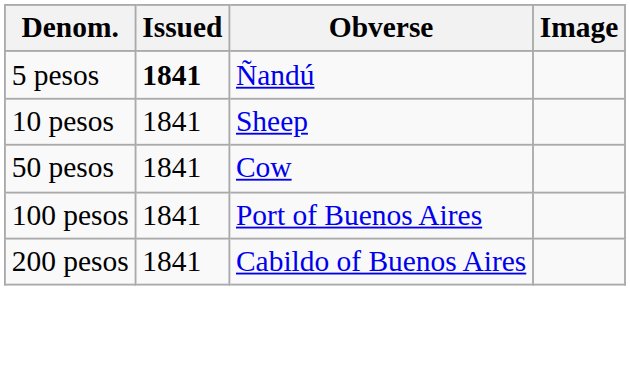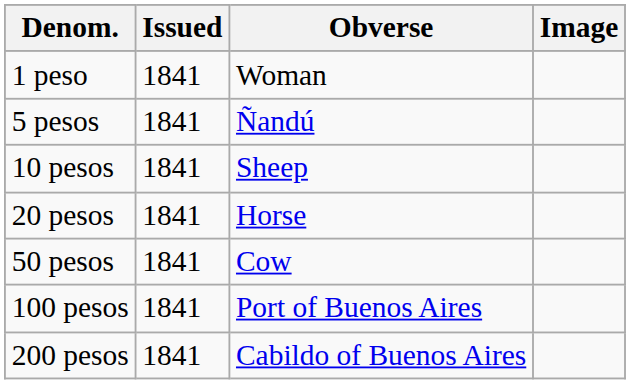+ row: (50, 74)
(172, 74) bold -> (172, 121) normal
+ row: (63, 214)
